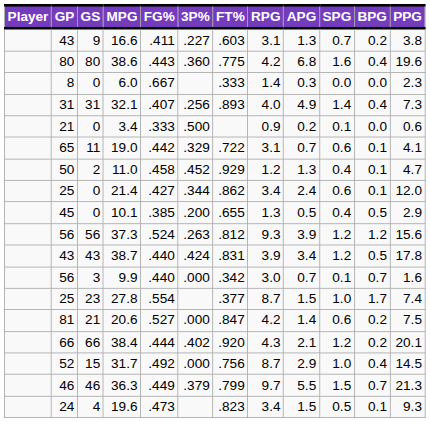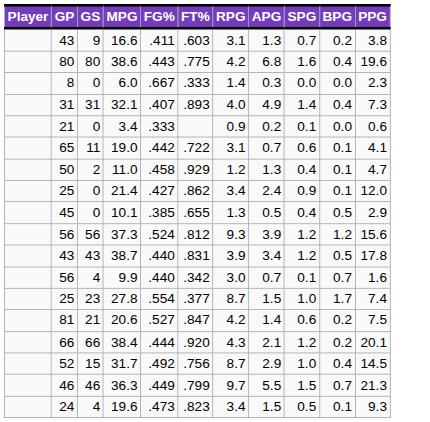- column: (195, 16)
(342, 191) 0.6 -> (307, 191) 0.9
(96, 277) 3 -> (96, 277) 4
